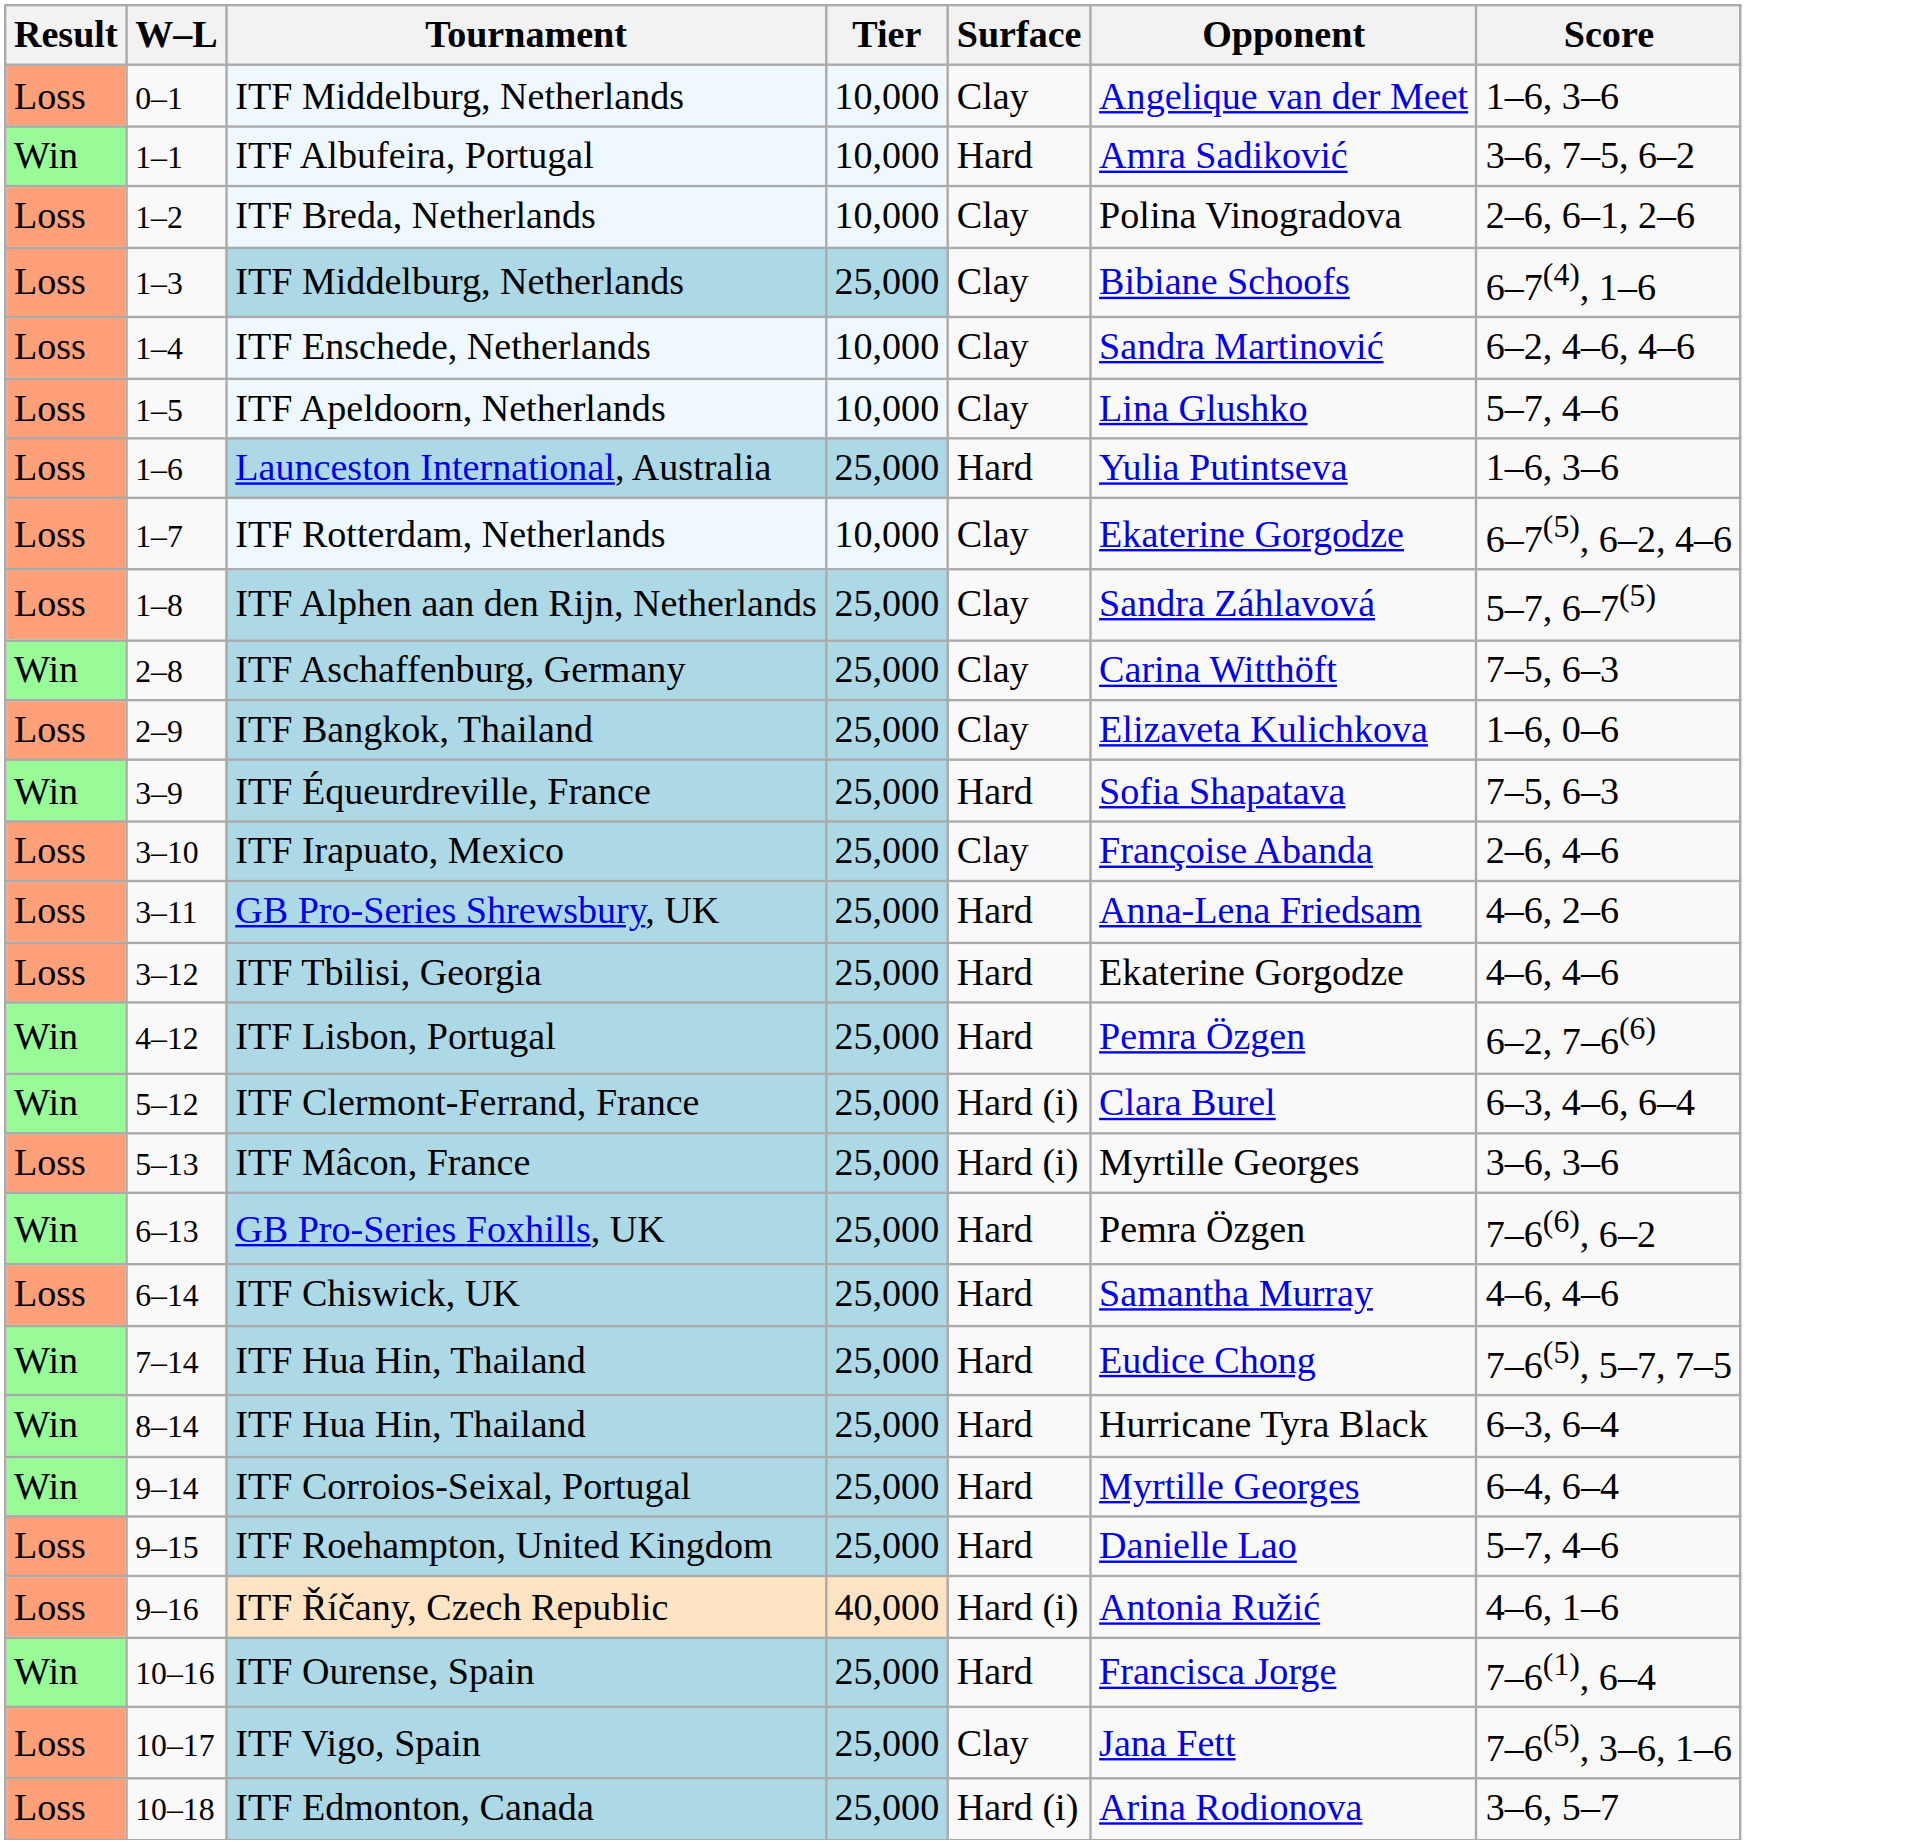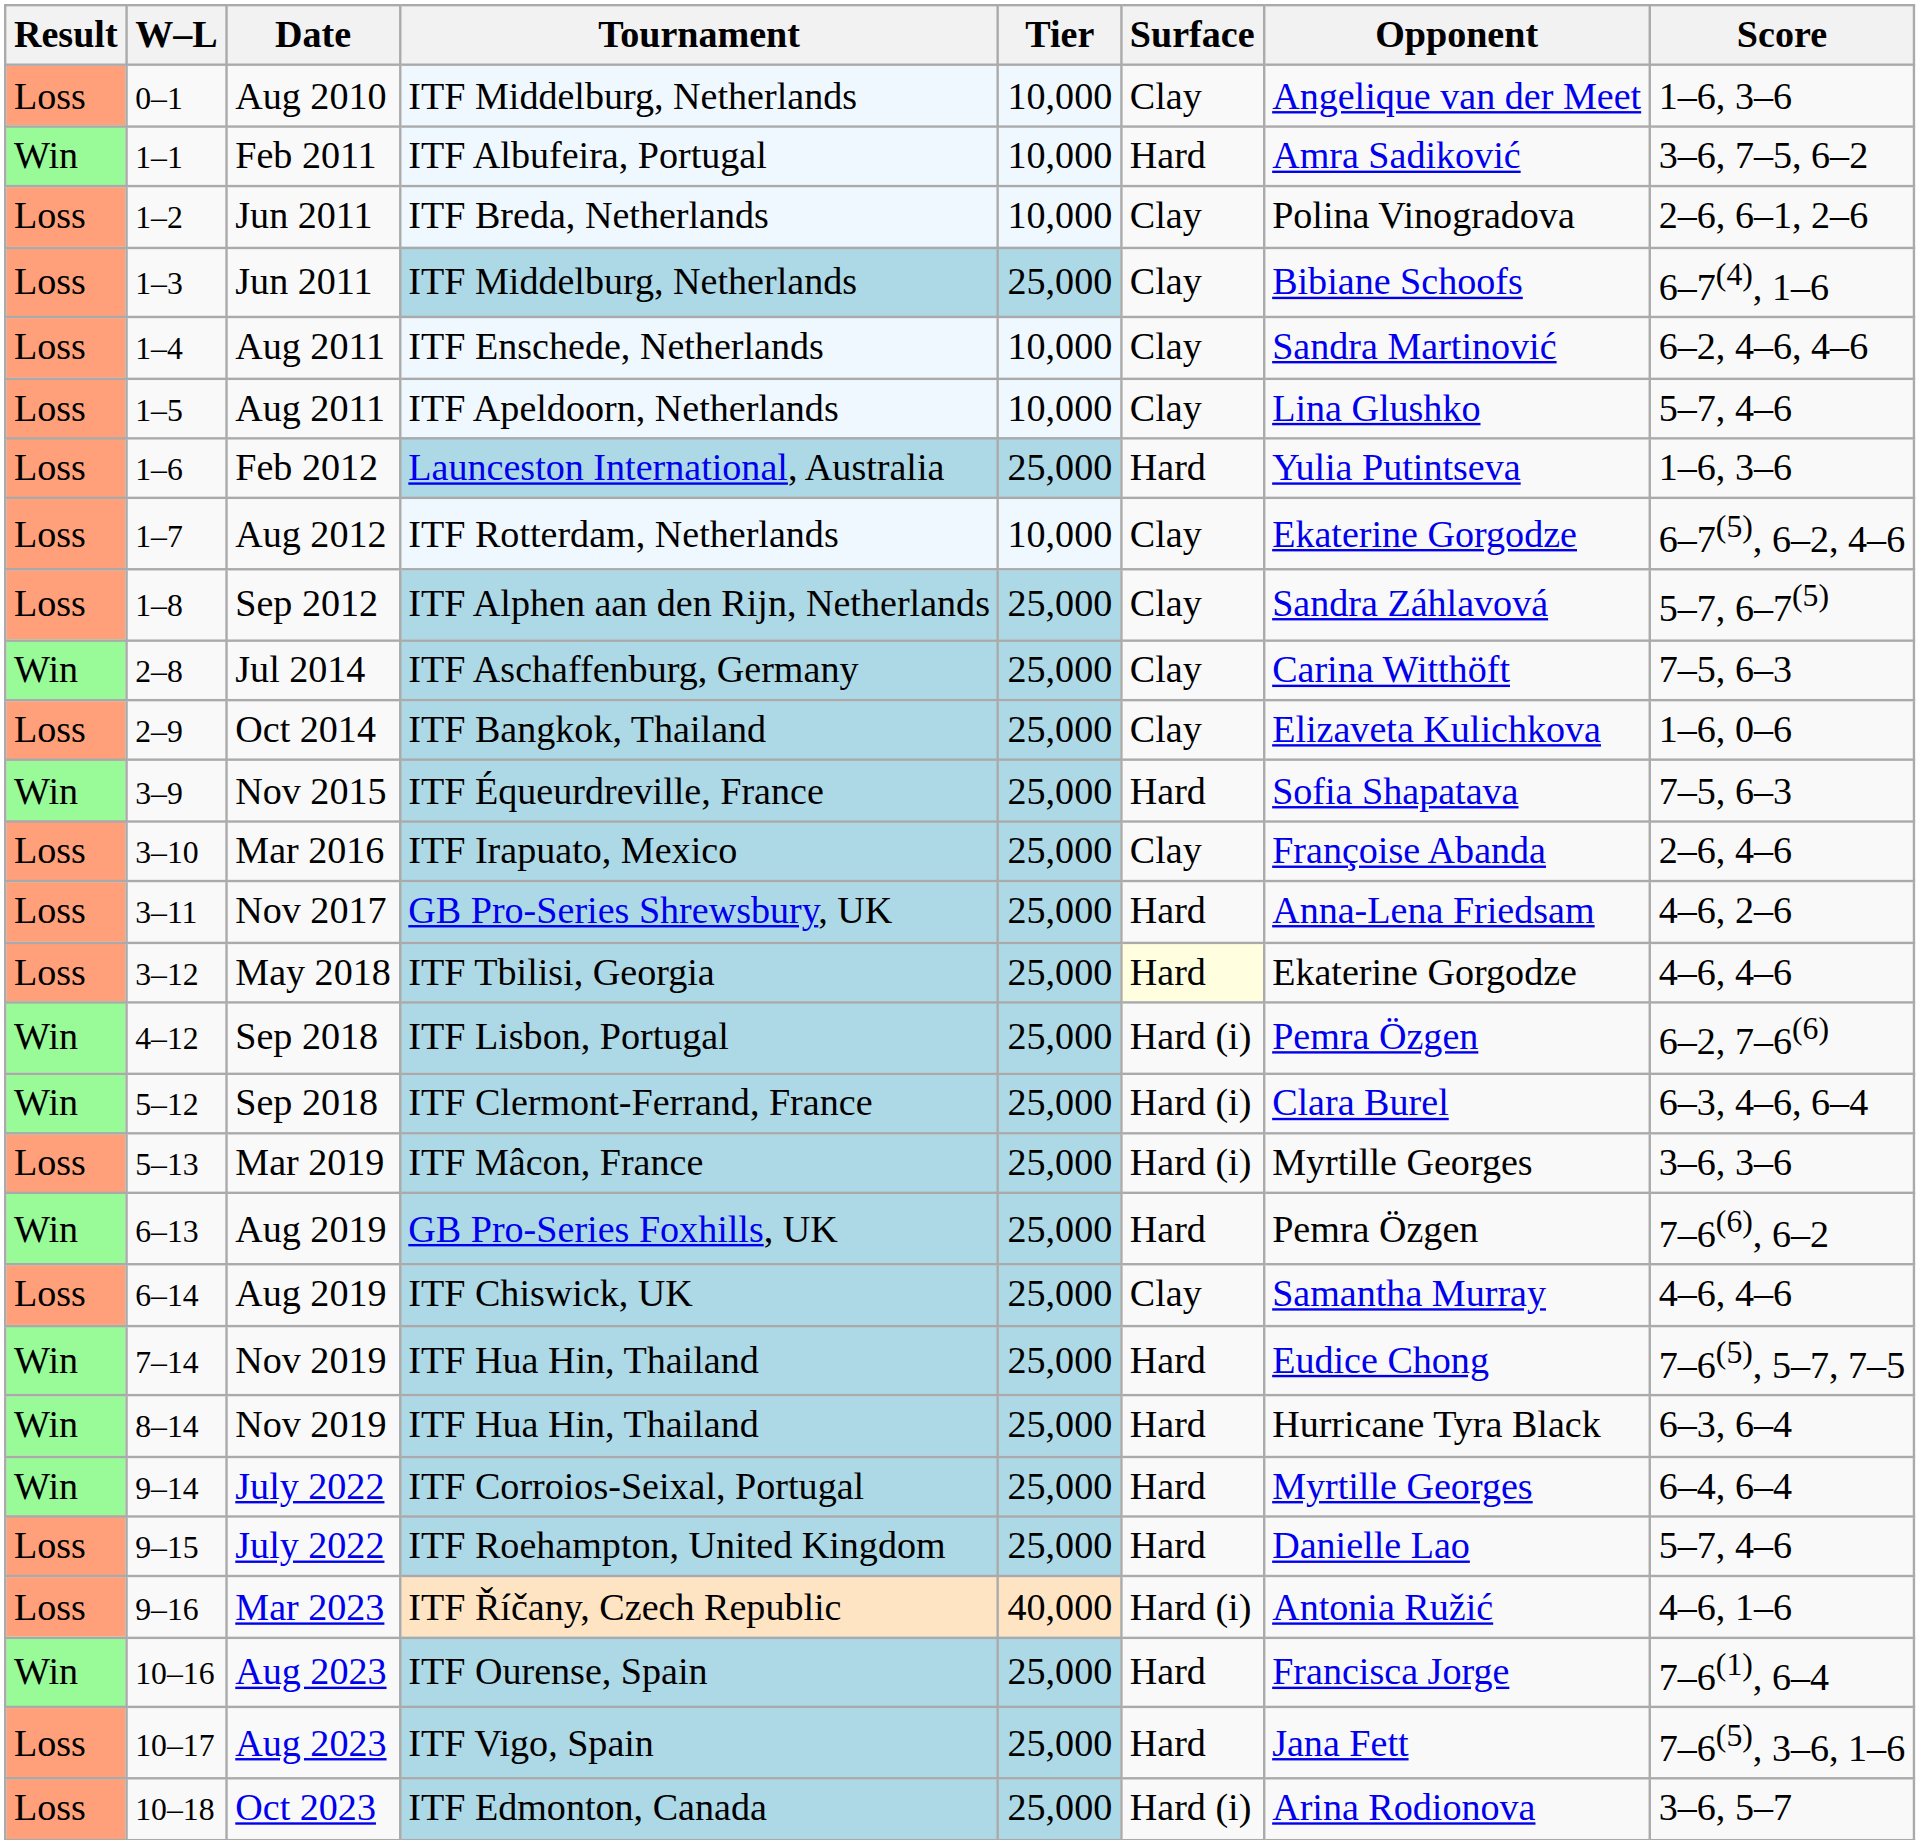+ column: (313, 34)
(995, 971) no background -> (1168, 971) lightyellow background
(995, 1037) Hard -> (1191, 1037) Hard (i)
(995, 1294) Hard -> (1166, 1294) Clay
(993, 1742) Clay -> (1168, 1742) Hard
